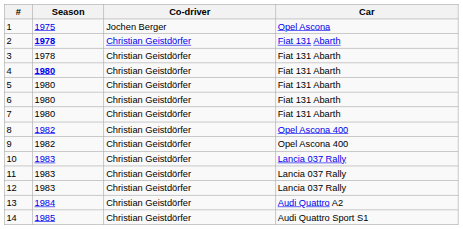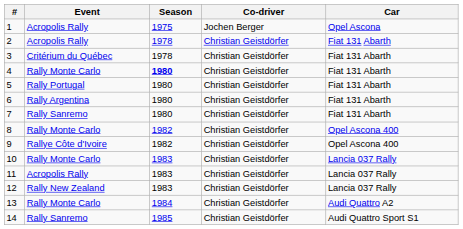+ column: (87, 12)
(45, 41) bold -> (162, 41) normal
